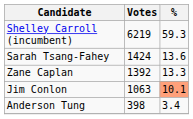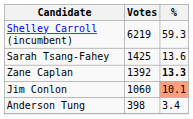(139, 57) 1424 -> (139, 57) 1425
(174, 73) normal -> (174, 73) bold
(139, 89) 1063 -> (139, 89) 1060
